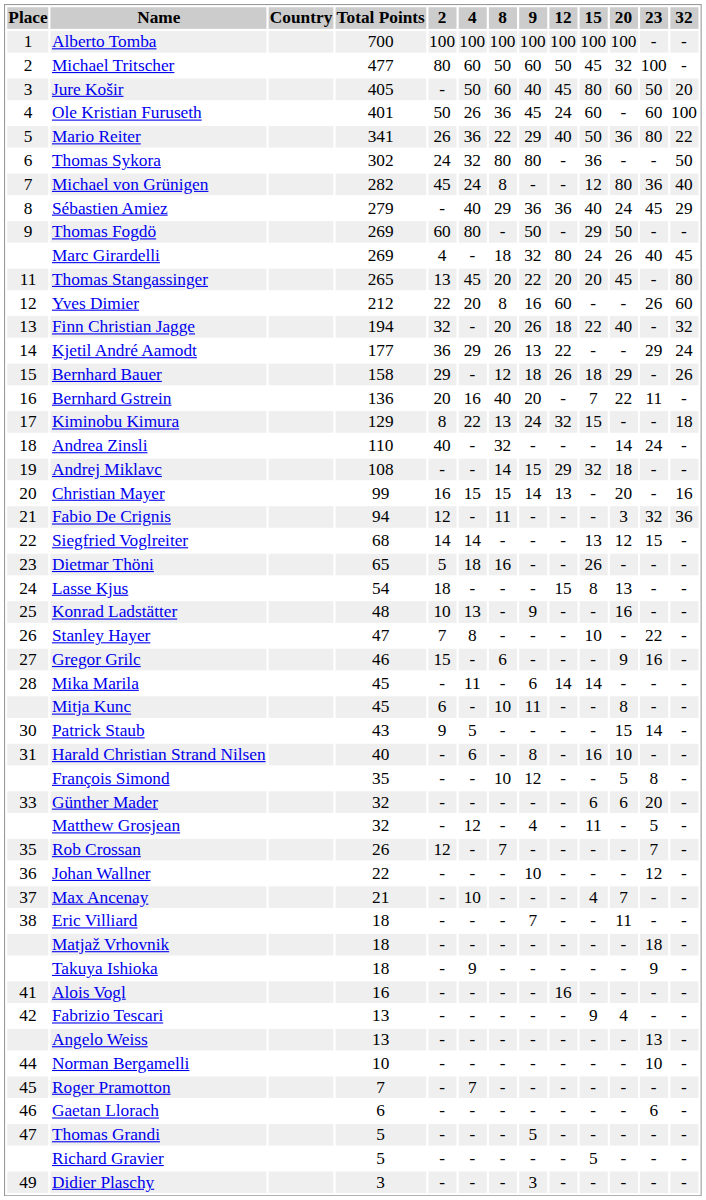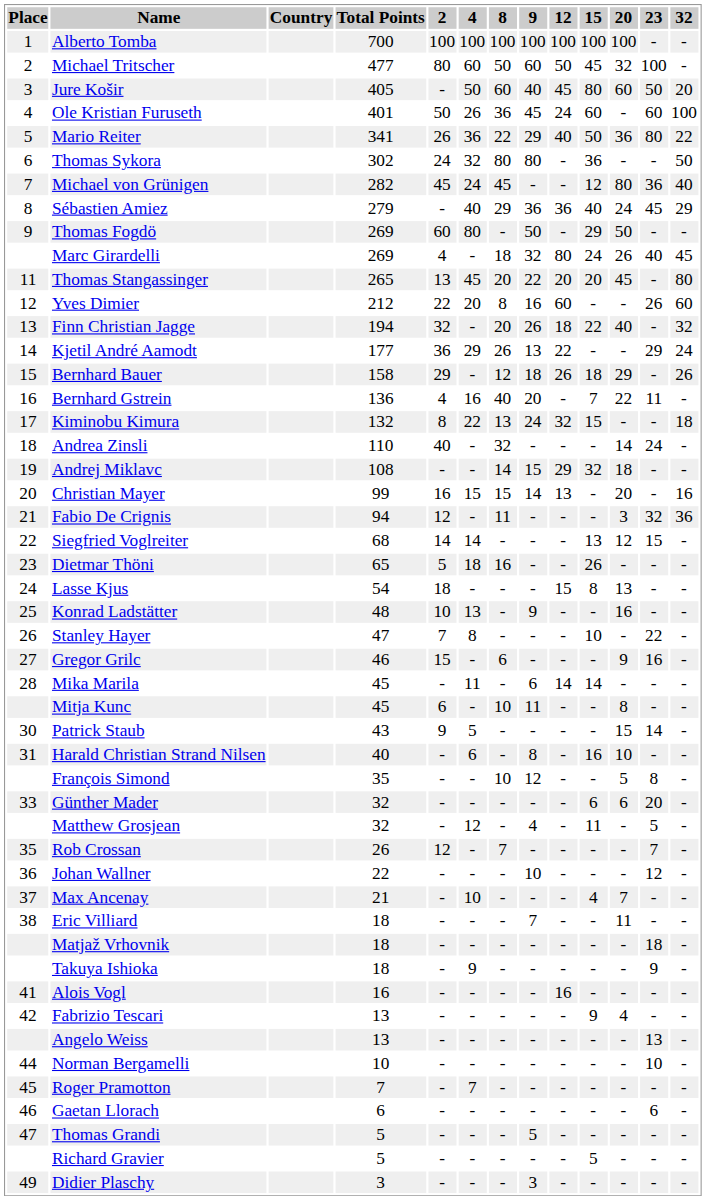(503, 184) 8 -> (503, 184) 45
(442, 398) 20 -> (442, 398) 4
(381, 421) 129 -> (381, 421) 132
